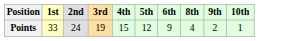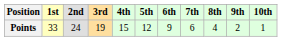+ column: (192, 12)
